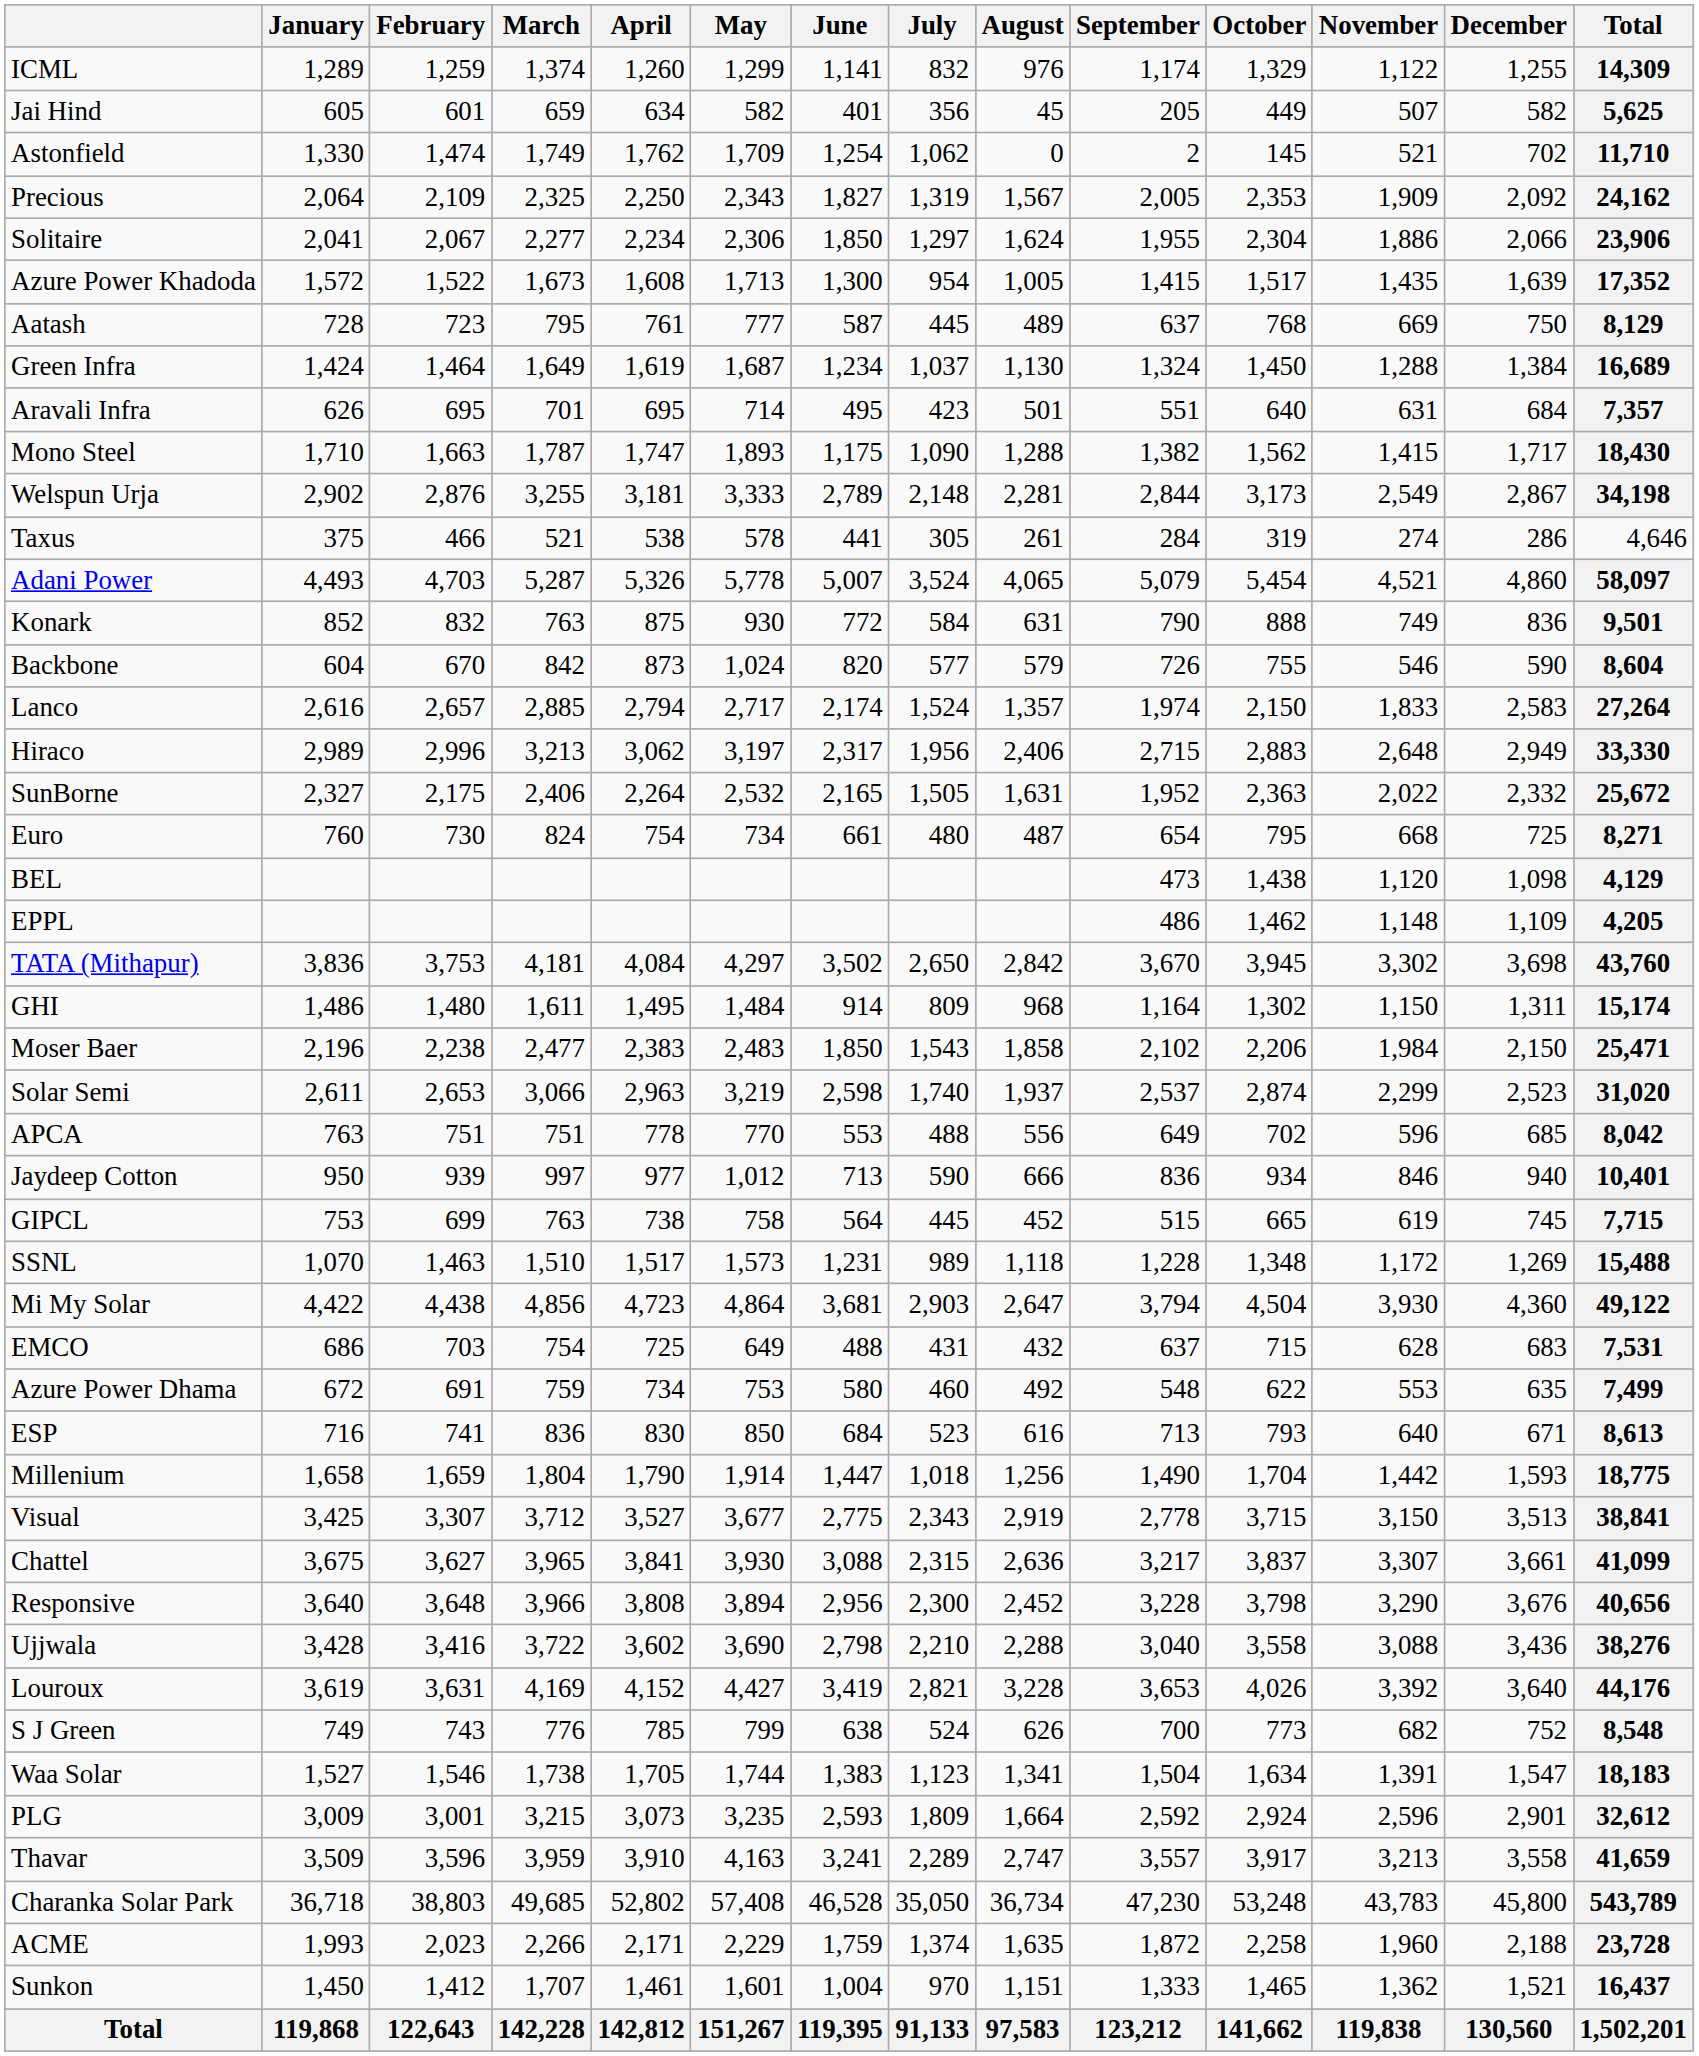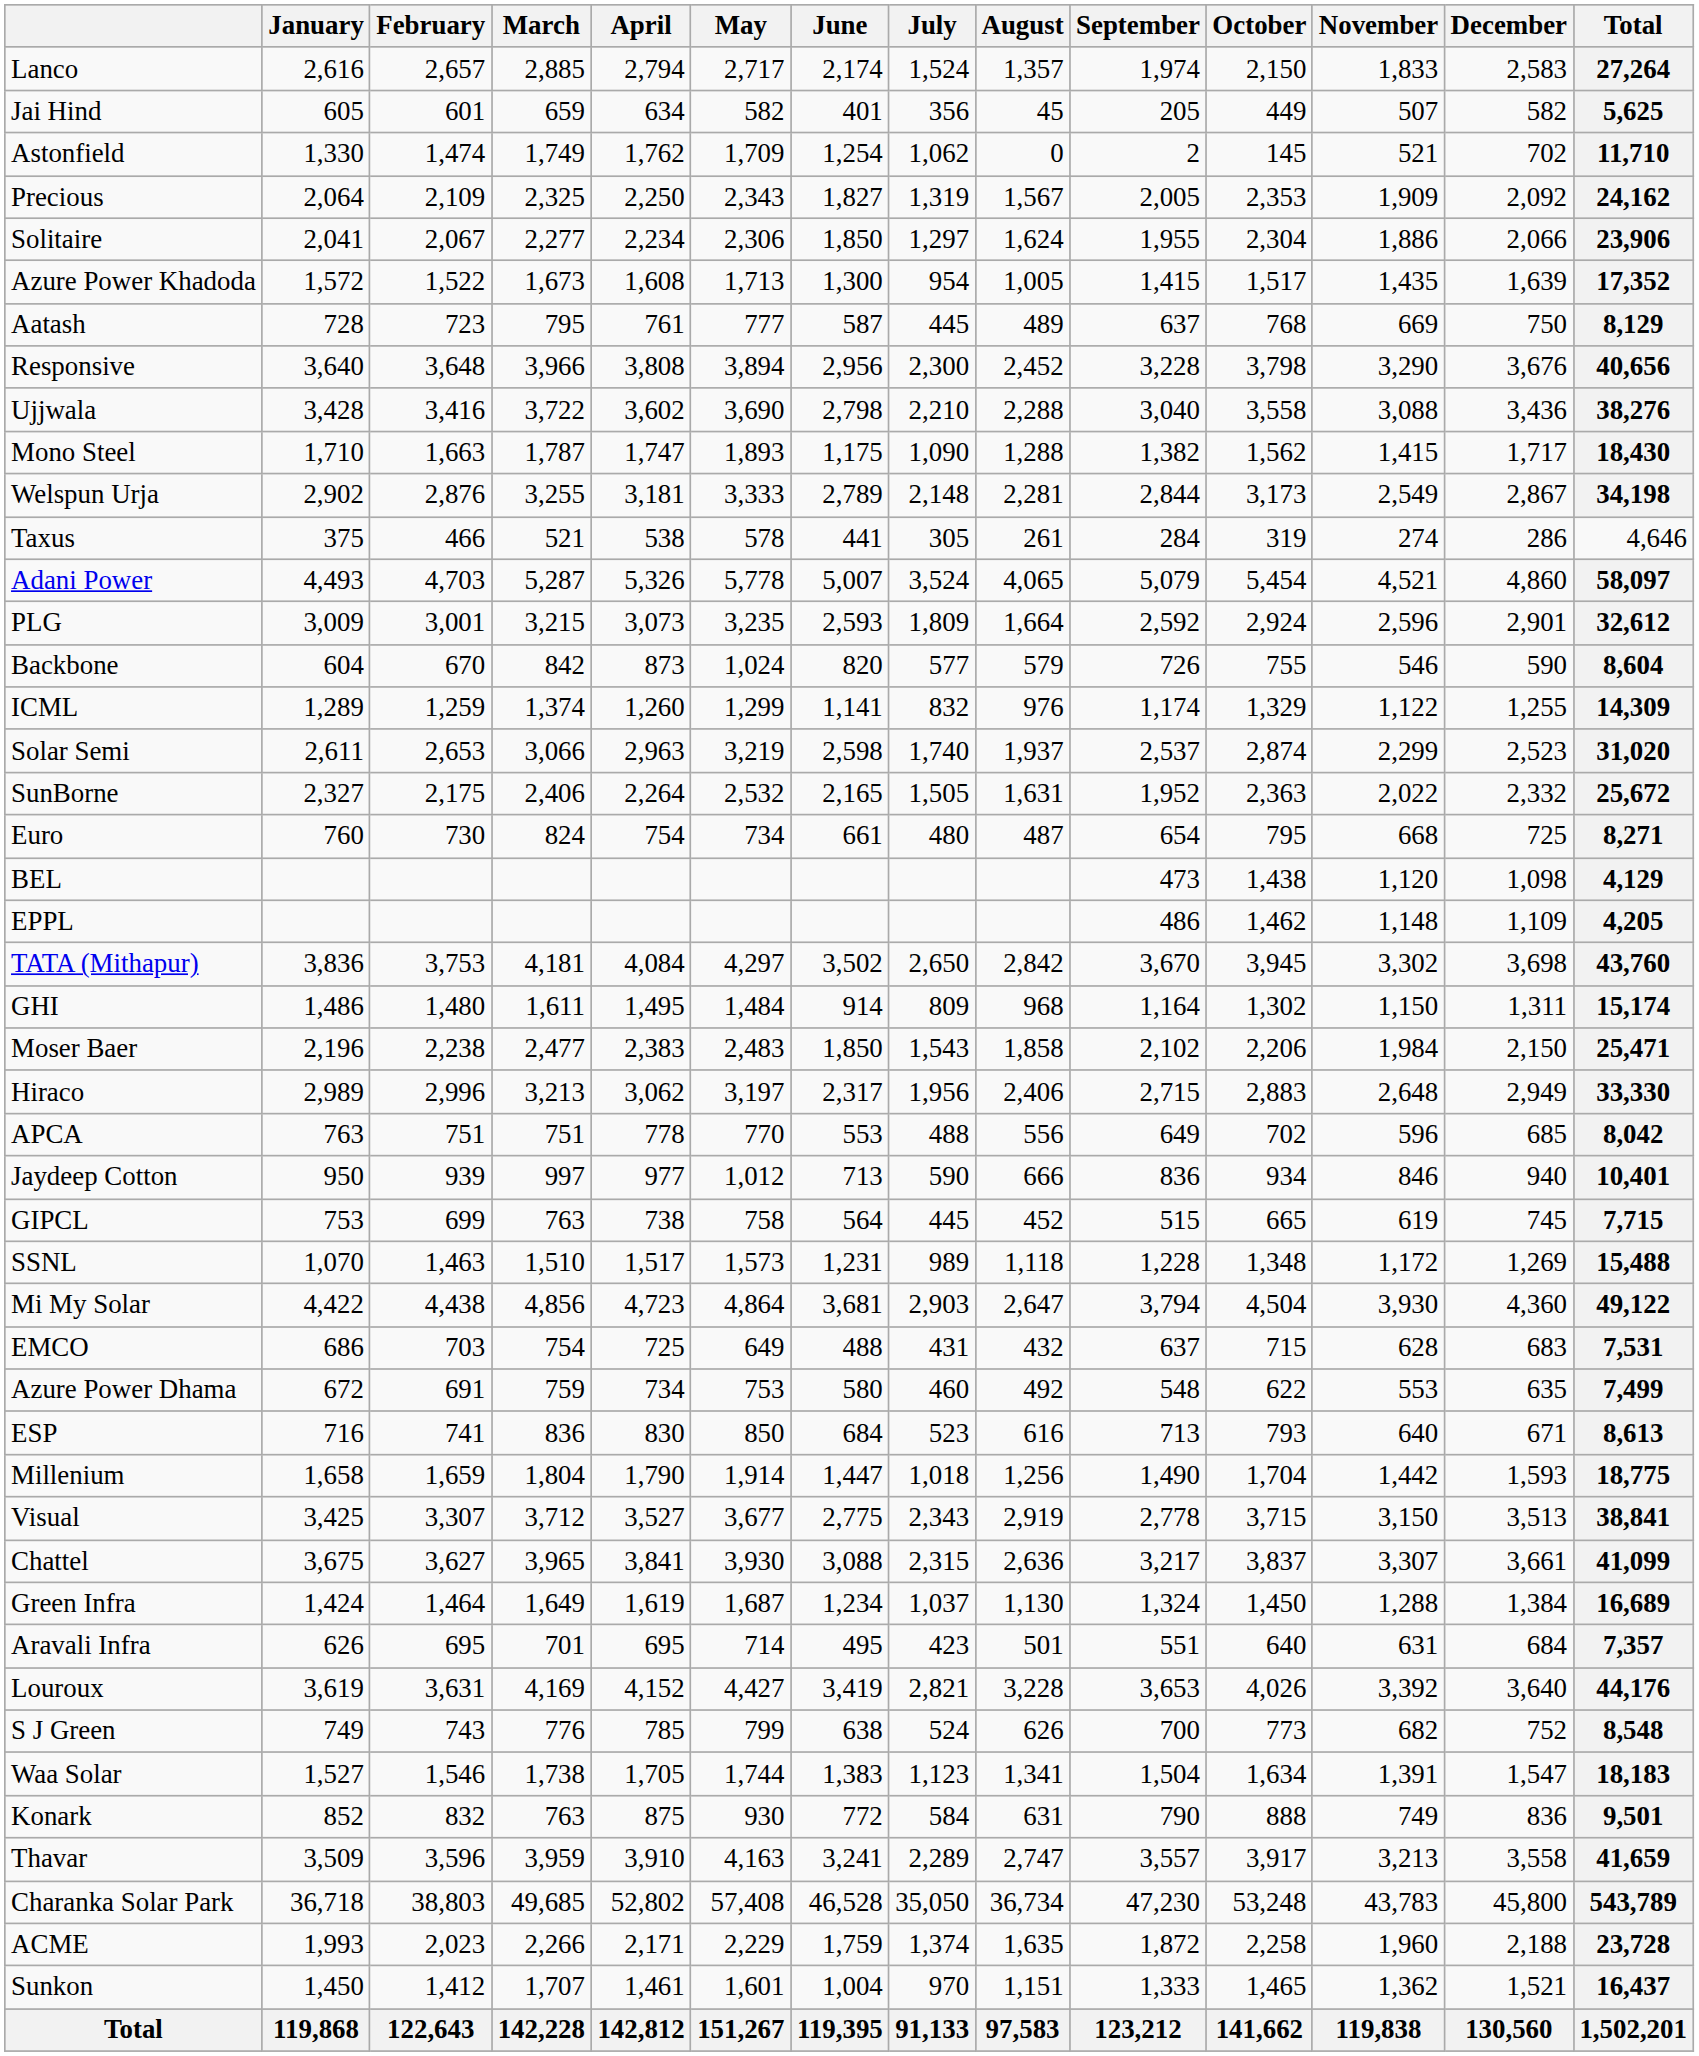rows swapped: (45, 707) <-> (45, 68)
rows swapped: (73, 366) <-> (73, 1603)
rows swapped: (81, 409) <-> (54, 1645)
rows swapped: (51, 622) <-> (36, 1816)
rows swapped: (70, 1091) <-> (48, 750)
